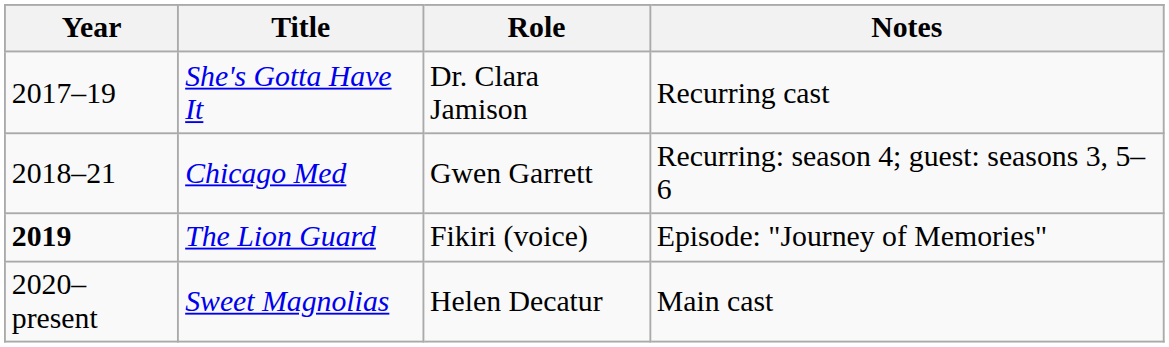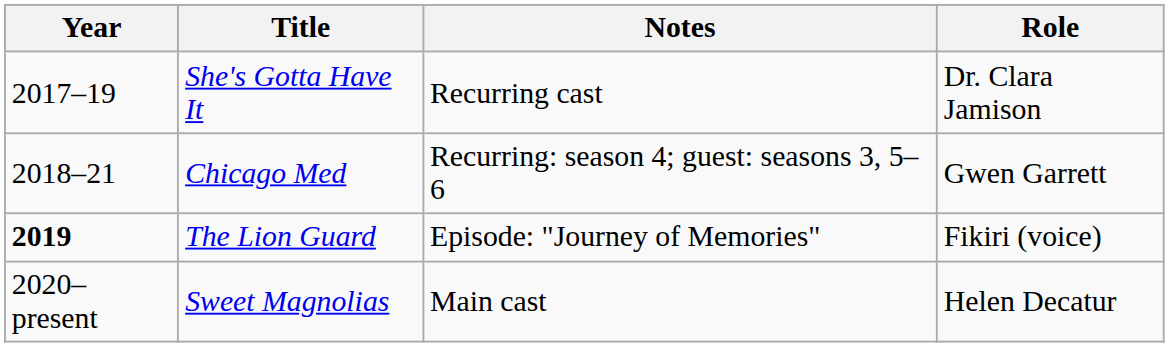columns swapped: (536, 28) <-> (907, 28)
